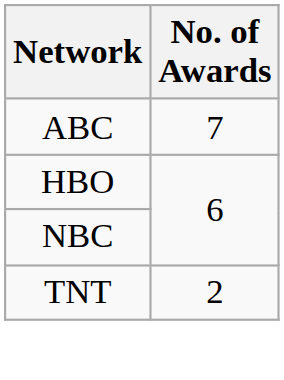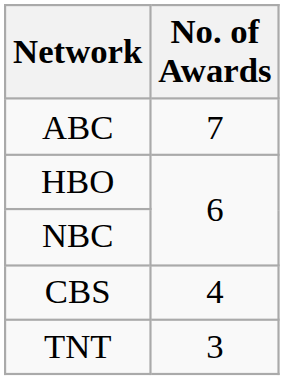+ row: (78, 291)
(215, 291) 2 -> (215, 346) 3
